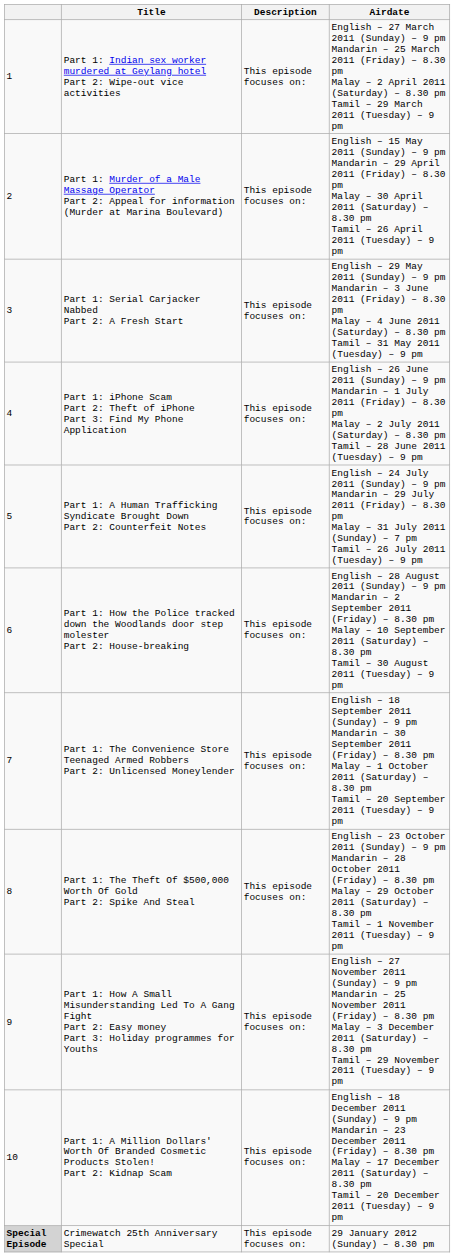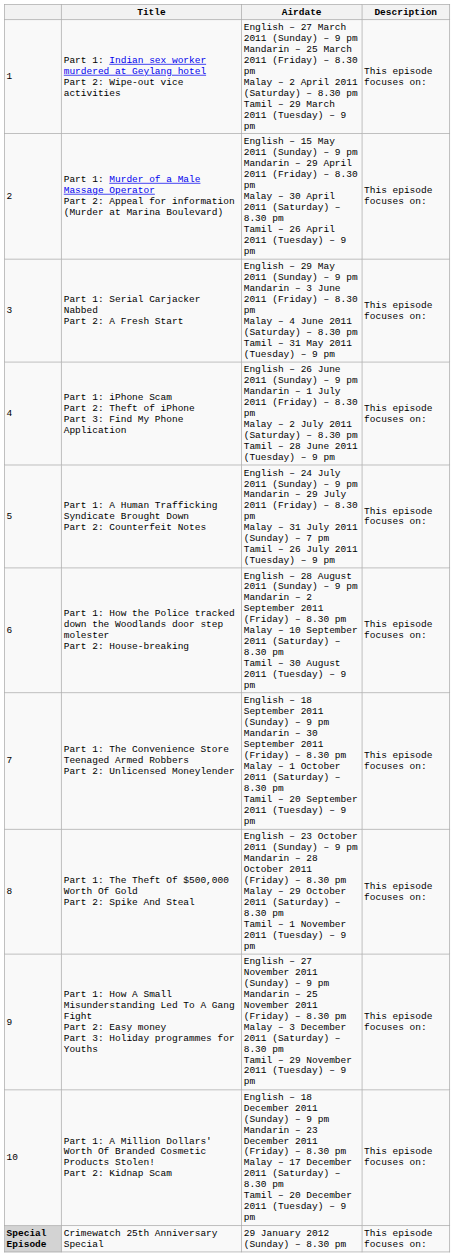columns swapped: (285, 12) <-> (389, 12)
